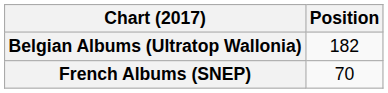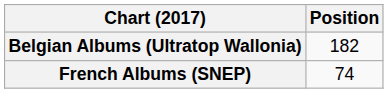(344, 74) 70 -> (344, 74) 74
